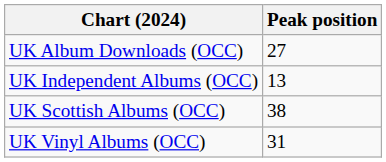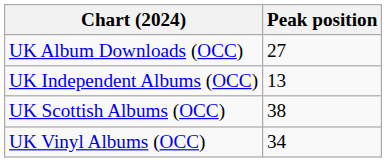(277, 141) 31 -> (277, 141) 34
